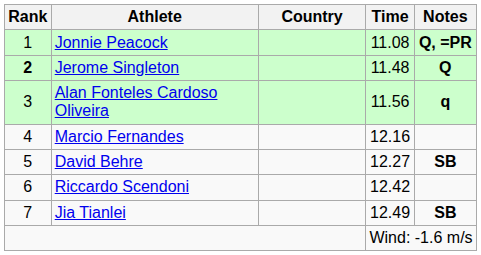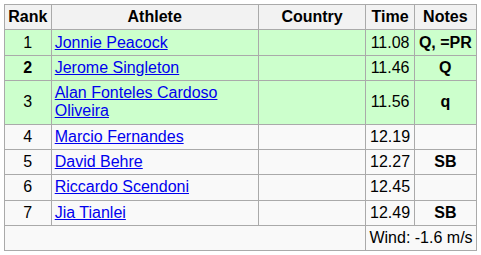(390, 67) 11.48 -> (390, 67) 11.46
(390, 136) 12.16 -> (390, 136) 12.19
(390, 187) 12.42 -> (390, 187) 12.45
